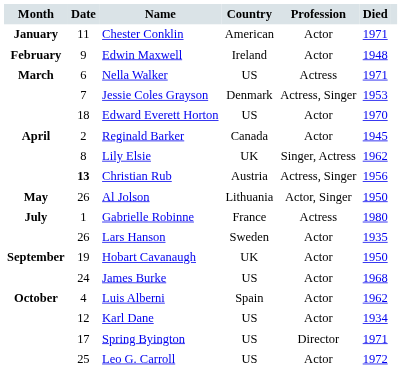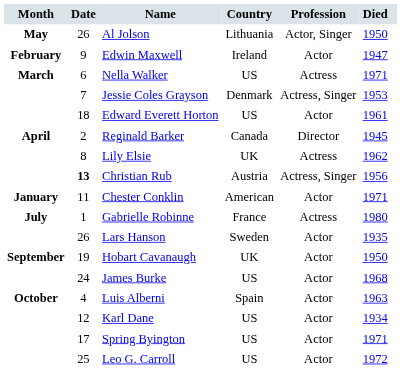rows swapped: (143, 34) <-> (126, 196)
(375, 54) 1948 -> (375, 54) 1947
(375, 115) 1970 -> (375, 115) 1961
(318, 135) Actor -> (318, 135) Director
(318, 156) Singer, Actress -> (318, 156) Actress
(375, 298) 1962 -> (375, 298) 1963
(318, 338) Director -> (318, 338) Actor
